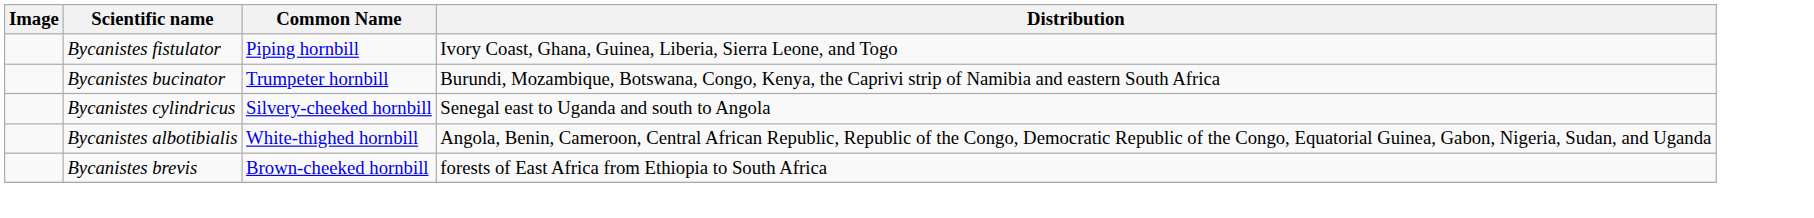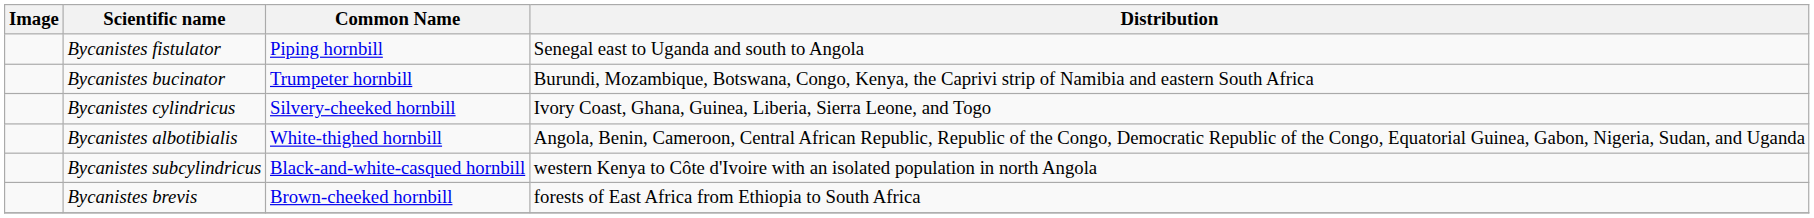(669, 49) Ivory Coast, Ghana, Guinea, Liberia, Sierra Leone, and Togo -> (699, 49) Senegal east to Uganda and south to Angola
(605, 108) Senegal east to Uganda and south to Angola -> (763, 108) Ivory Coast, Ghana, Guinea, Liberia, Sierra Leone, and Togo
+ row: (164, 167)
